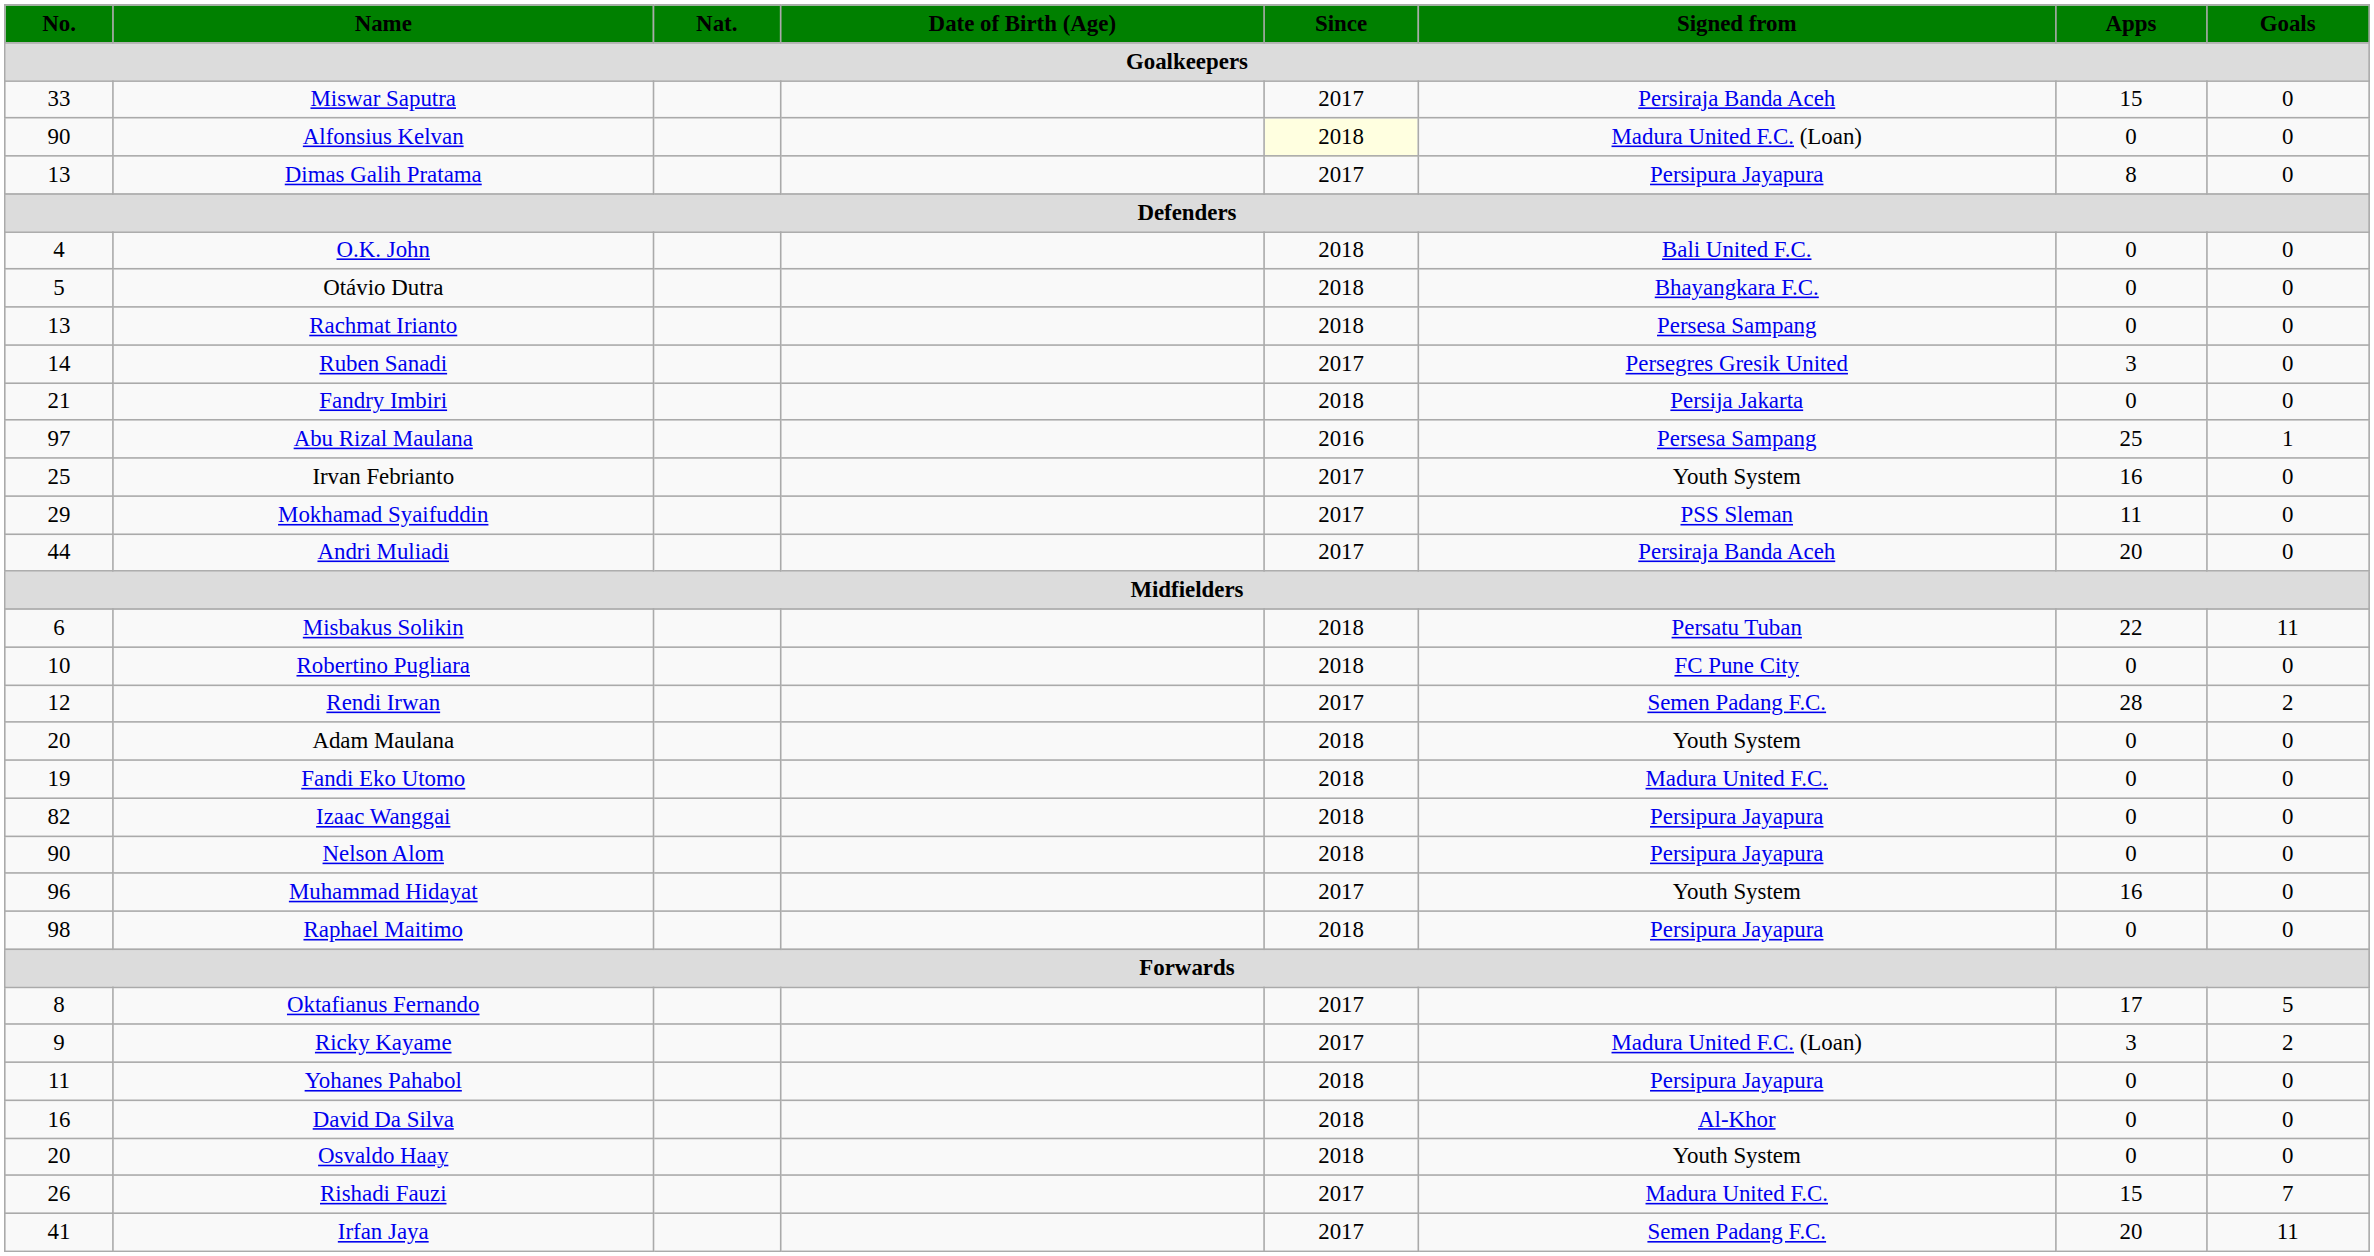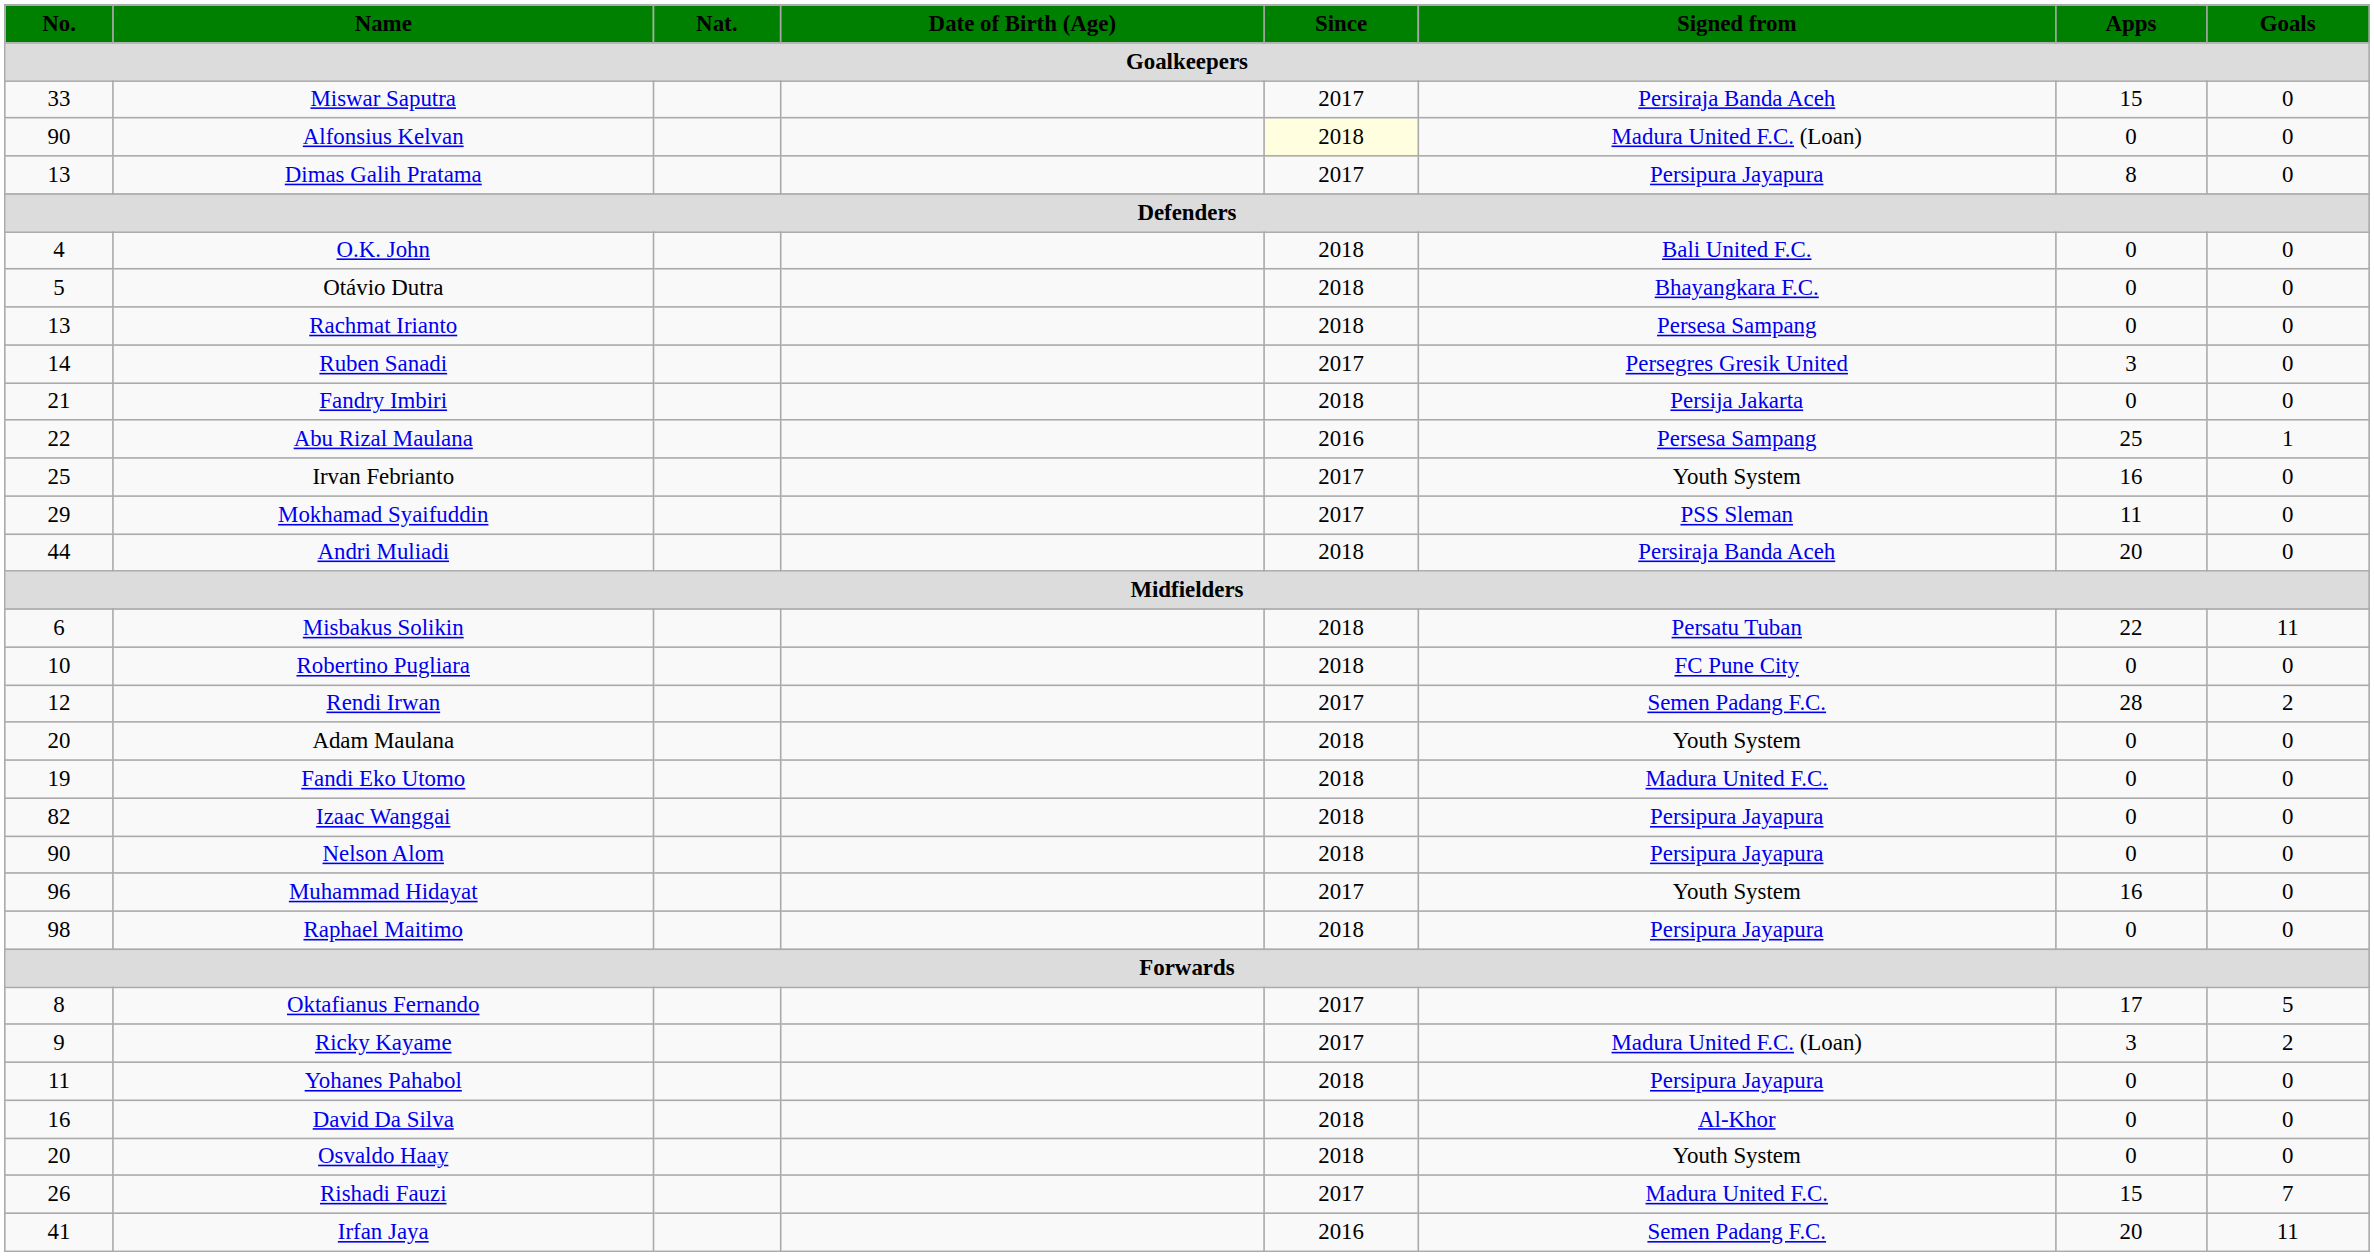(59, 439) 97 -> (59, 439) 22
(1341, 552) 2017 -> (1341, 552) 2018
(1341, 1232) 2017 -> (1341, 1232) 2016
